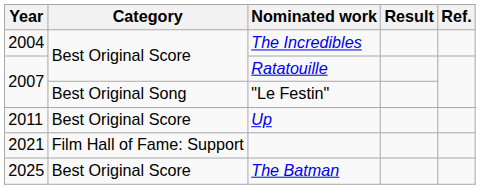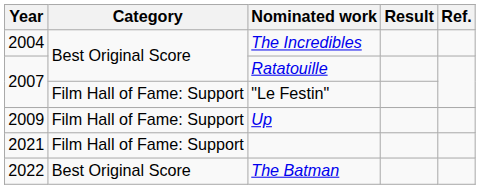(119, 94) Best Original Song -> (148, 94) Film Hall of Fame: Support
(26, 119) 2011 -> (26, 119) 2009
(121, 119) Best Original Score -> (148, 119) Film Hall of Fame: Support
(26, 171) 2025 -> (26, 171) 2022
